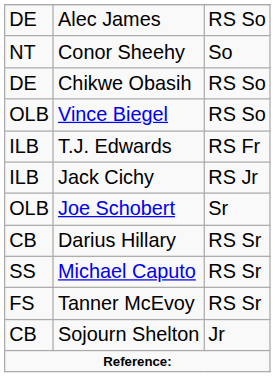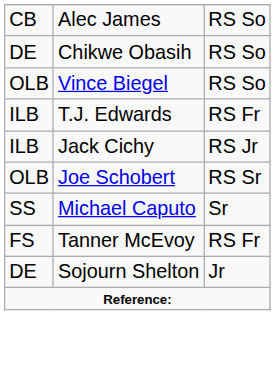(23, 20) DE -> (23, 20) CB
- row: (121, 51)
(218, 209) Sr -> (235, 177) RS Sr
- row: (117, 240)
(235, 271) RS Sr -> (218, 209) Sr
(235, 303) RS Sr -> (234, 240) RS Fr
(23, 334) CB -> (23, 271) DE
